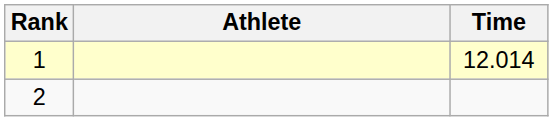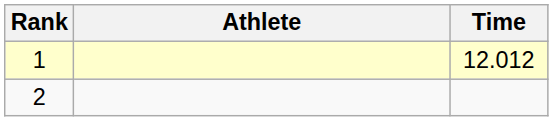(499, 60) 12.014 -> (499, 60) 12.012
